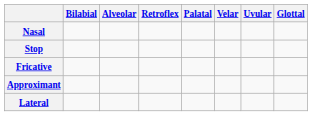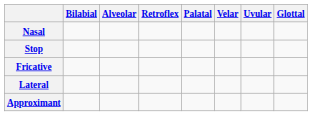rows swapped: (34, 102) <-> (34, 85)
